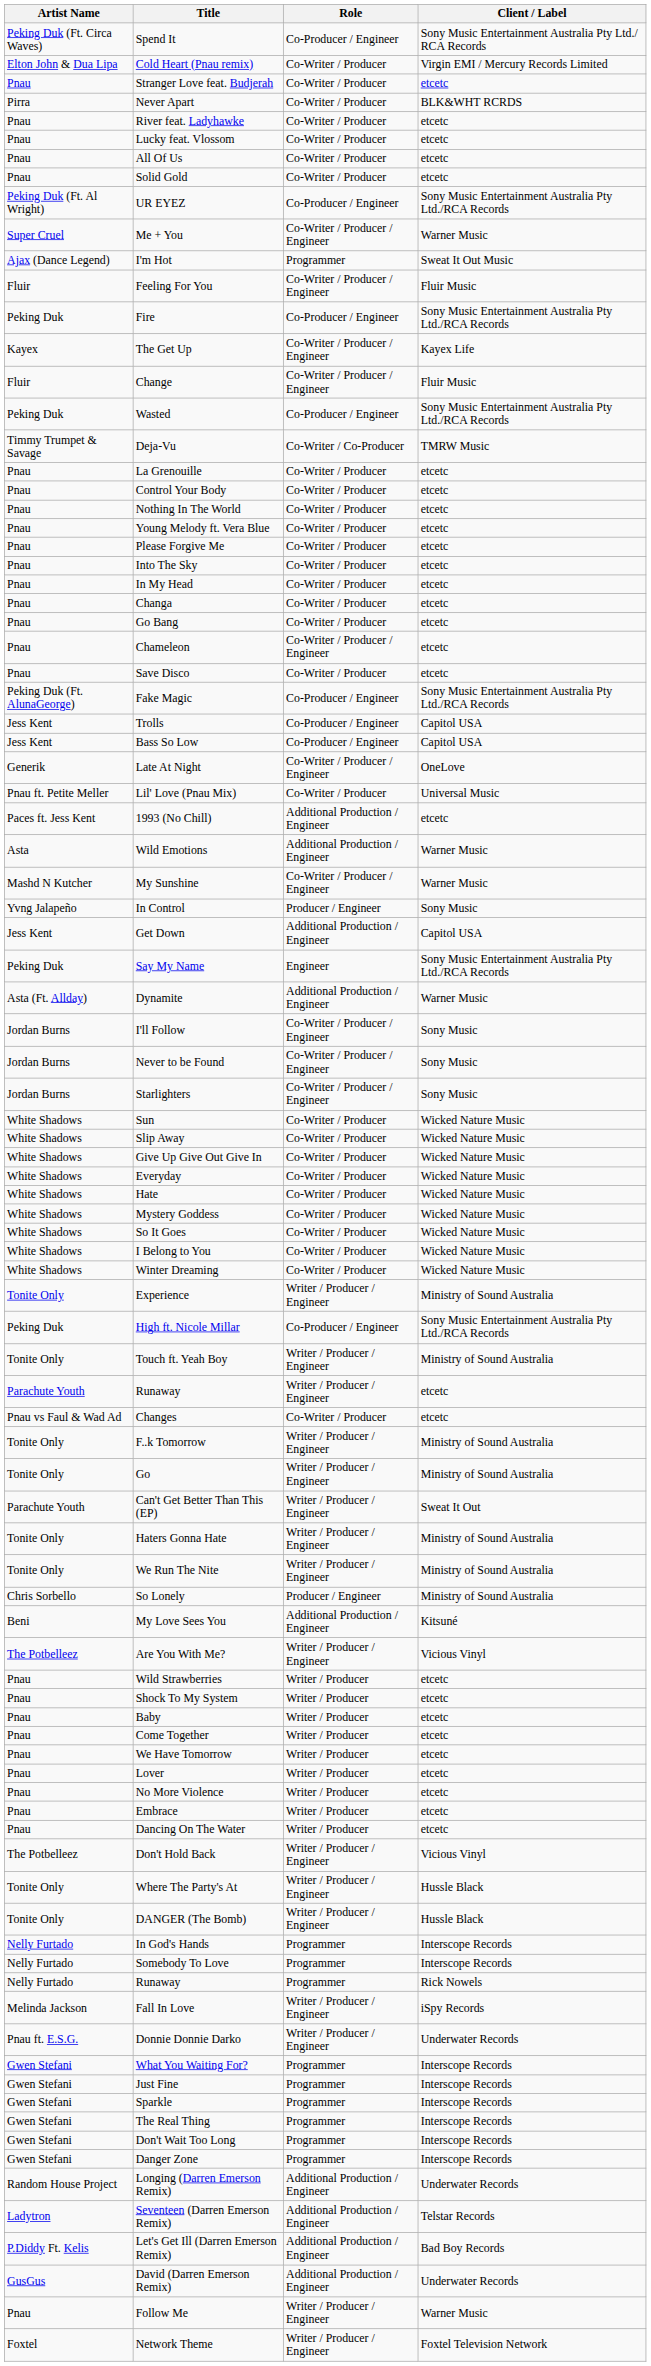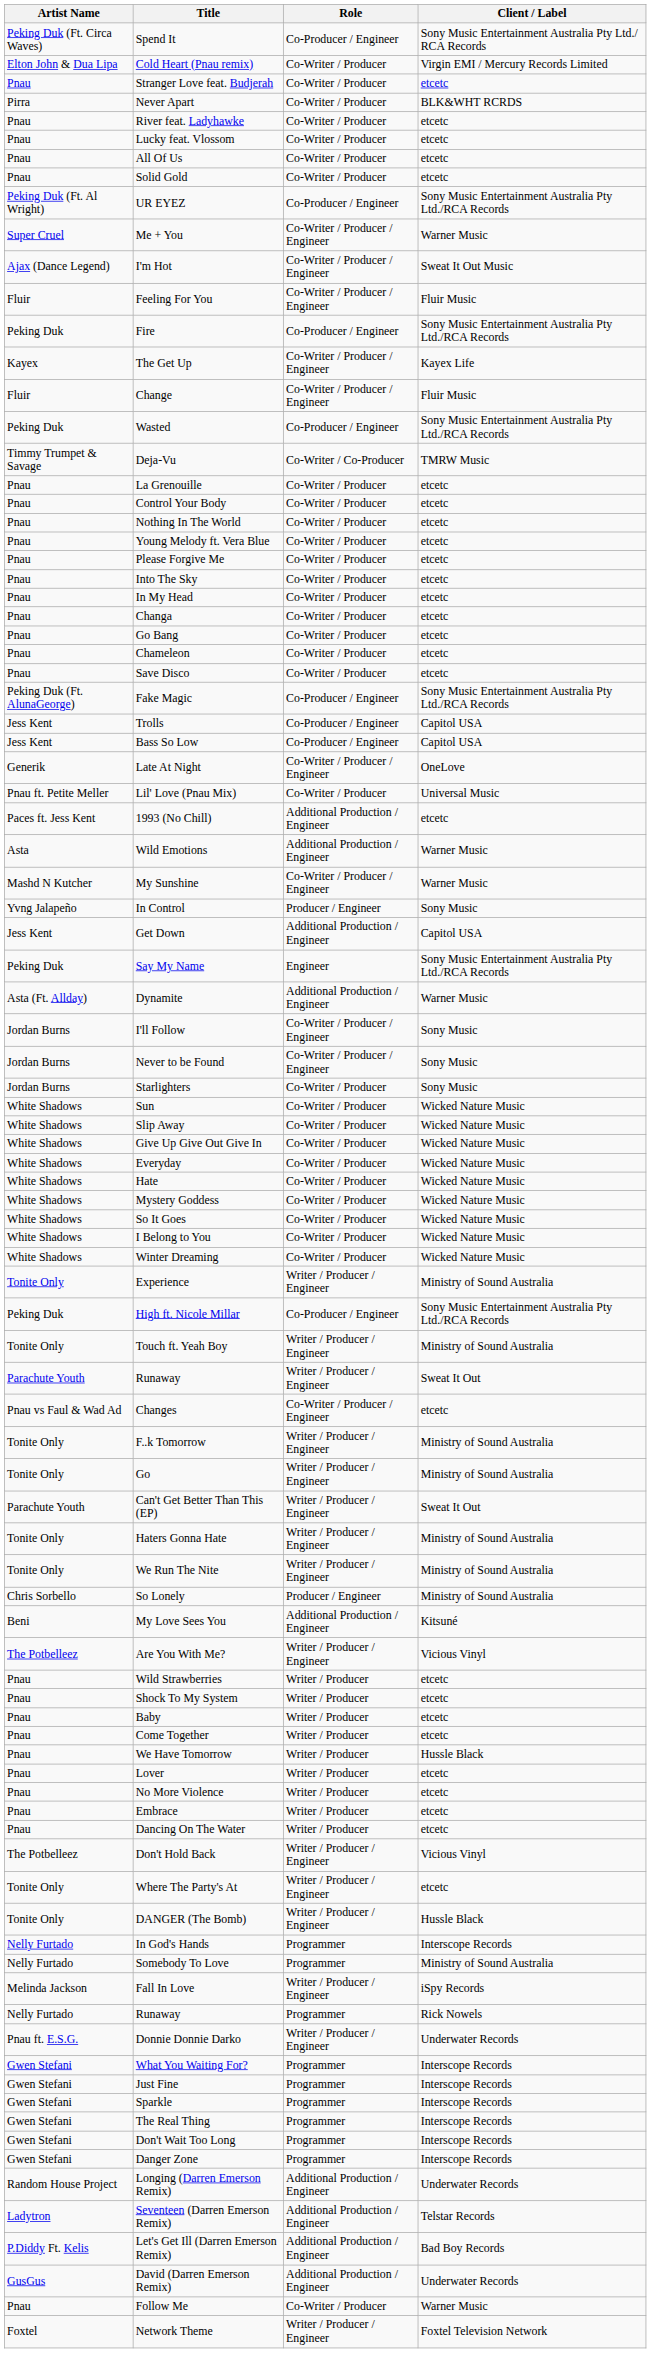(316, 260) Programmer -> (339, 267) Co-Writer / Producer / Engineer
(339, 647) Co-Writer / Producer / Engineer -> (336, 654) Co-Writer / Producer
(339, 1094) Co-Writer / Producer / Engineer -> (336, 1087) Co-Writer / Producer
(435, 1391) etcetc -> (451, 1378) Sweat It Out
(336, 1417) Co-Writer / Producer -> (339, 1410) Co-Writer / Producer / Engineer
(435, 1754) etcetc -> (452, 1754) Hussle Black
(452, 1887) Hussle Black -> (435, 1887) etcetc
(466, 1963) Interscope Records -> (487, 1963) Ministry of Sound Australia
rows swapped: (40, 1982) <-> (47, 2007)
(330, 2312) Writer / Producer / Engineer -> (336, 2306) Co-Writer / Producer
